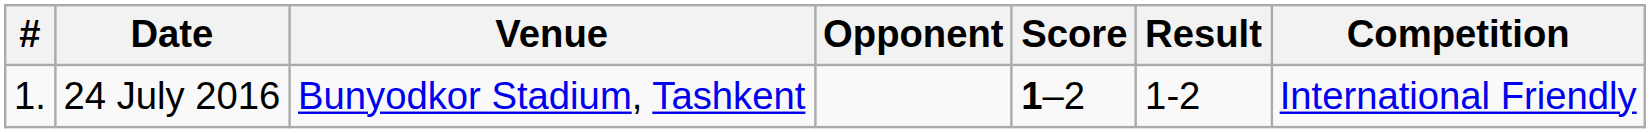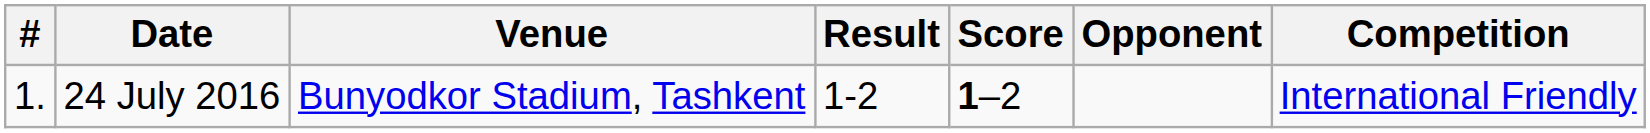columns swapped: (913, 34) <-> (1204, 34)
